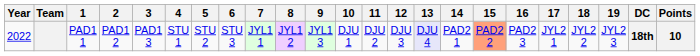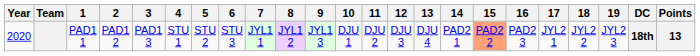(19, 36) 2022 -> (19, 36) 2020
(427, 36) lavender background -> (427, 36) no background
(675, 36) 10 -> (675, 36) 13
